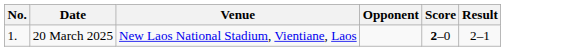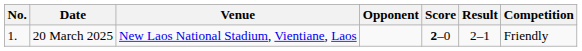+ column: (539, 14)
